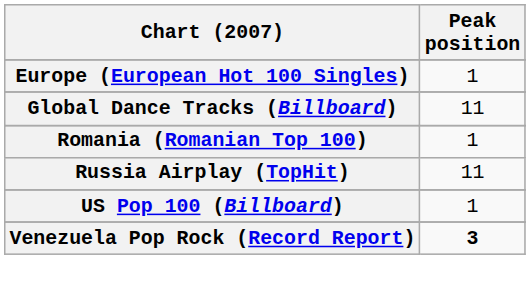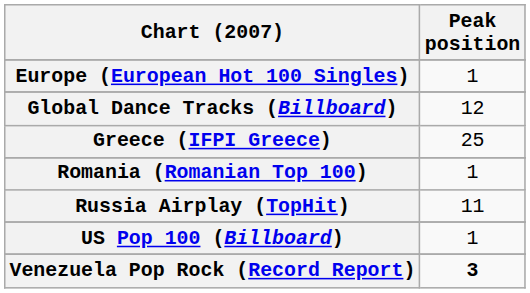(473, 109) 11 -> (473, 109) 12
+ row: (212, 141)
